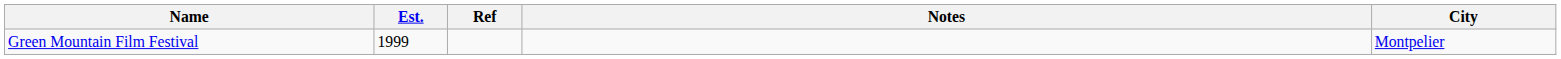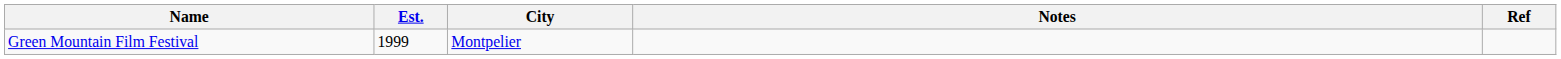columns swapped: (1463, 16) <-> (485, 16)
